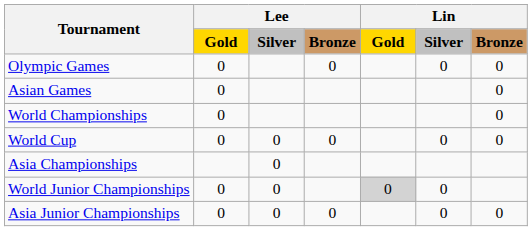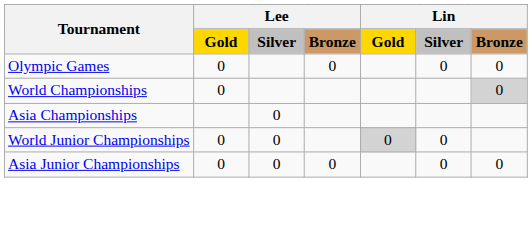- row: (50, 90)
(499, 115) no background -> (499, 90) lightgrey background
- row: (42, 139)
